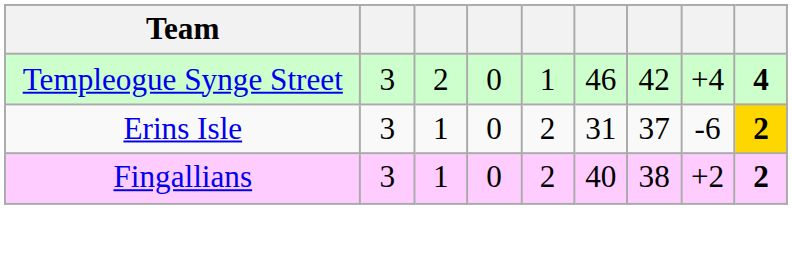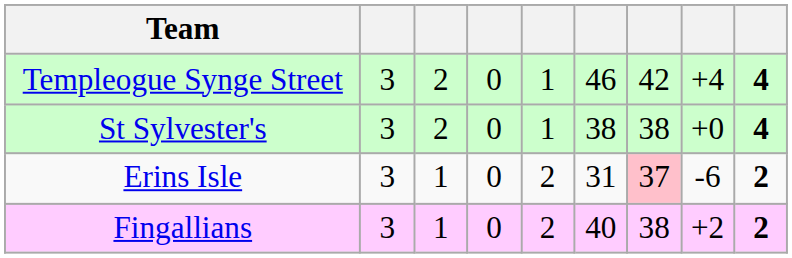+ row: (183, 128)
(654, 128) no background -> (654, 177) pink background
(761, 128) gold background -> (761, 177) no background
